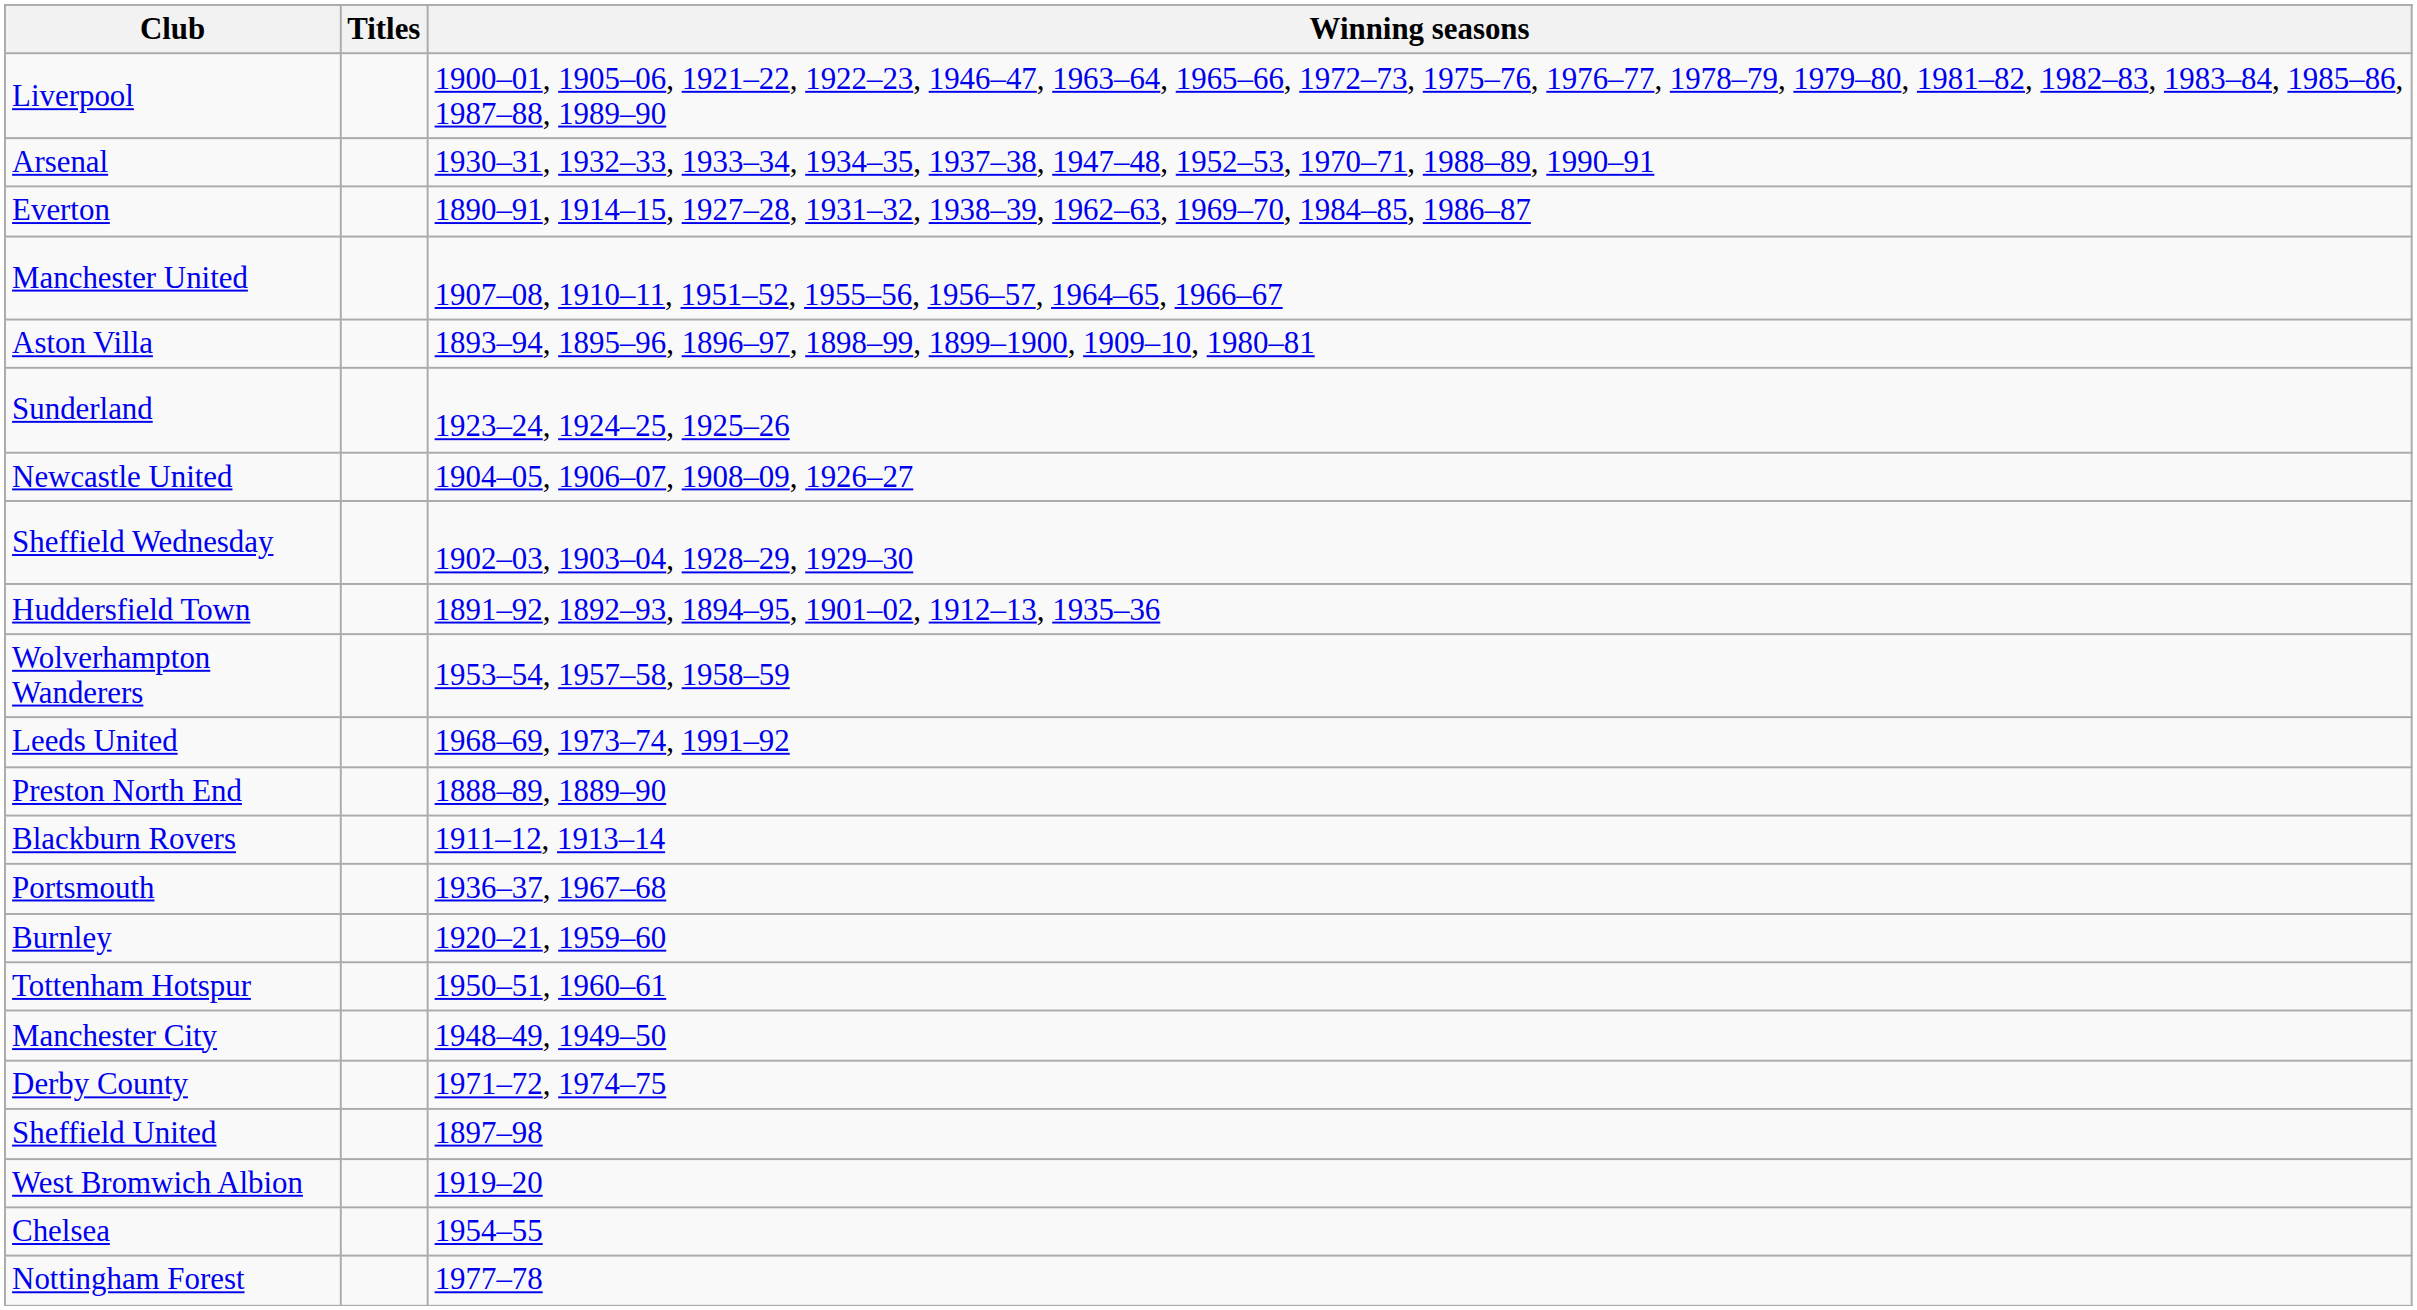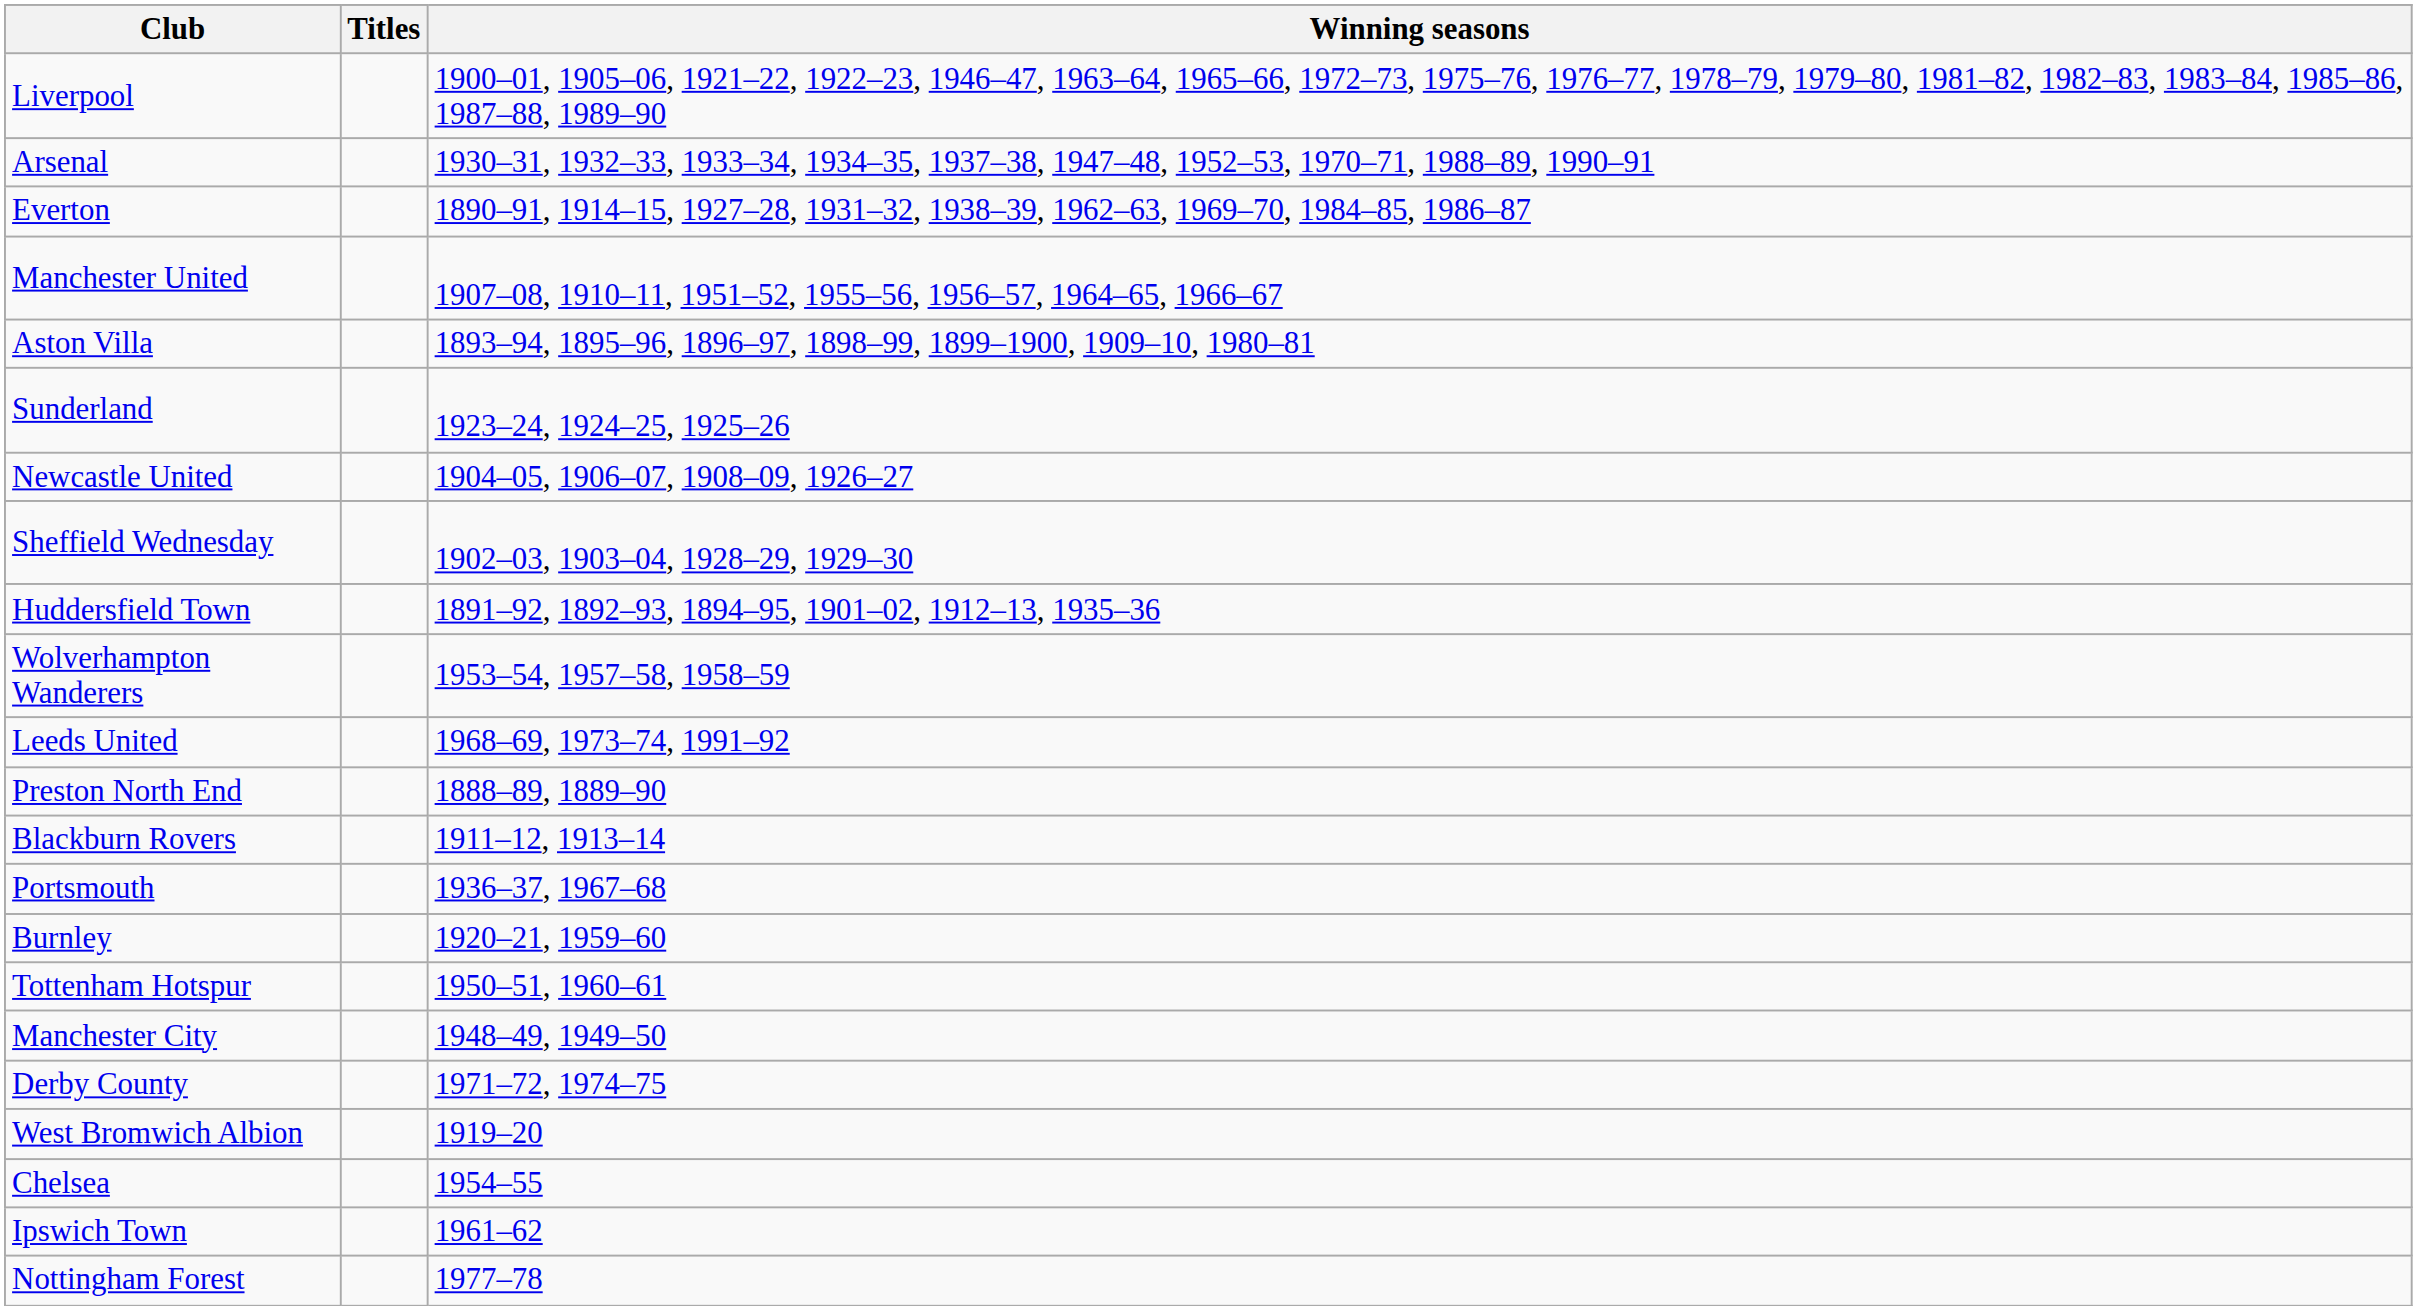- row: (114, 1133)
+ row: (99, 1231)
